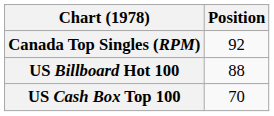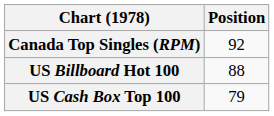(237, 96) 70 -> (237, 96) 79
